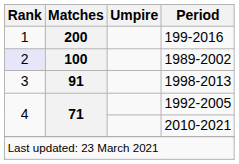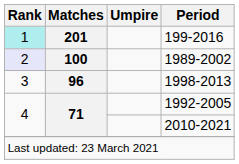(25, 37) no background -> (25, 37) paleturquoise background
(76, 37) 200 -> (76, 37) 201
(76, 81) 91 -> (76, 81) 96
